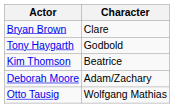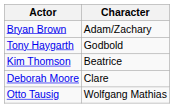(96, 29) Clare -> (118, 29) Adam/Zachary
(118, 78) Adam/Zachary -> (96, 78) Clare
